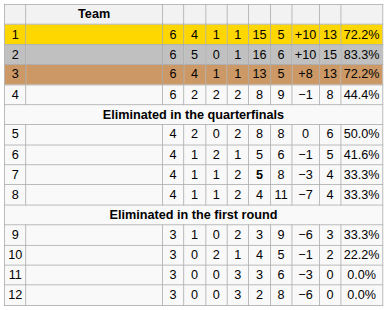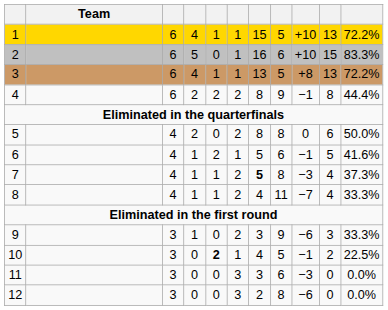(362, 174) 33.3% -> (362, 174) 37.3%
(216, 255) normal -> (216, 255) bold
(362, 255) 22.2% -> (362, 255) 22.5%
